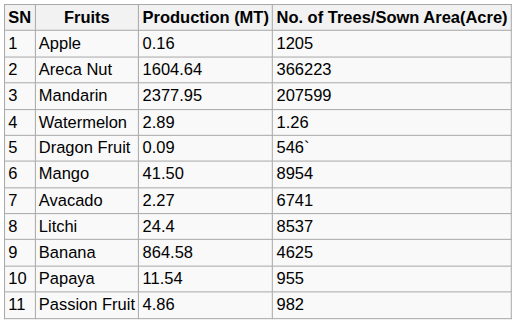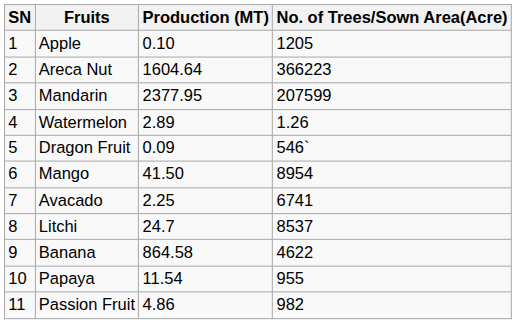(159, 43) 0.16 -> (159, 43) 0.10
(159, 200) 2.27 -> (159, 200) 2.25
(159, 226) 24.4 -> (159, 226) 24.7
(295, 252) 4625 -> (295, 252) 4622
